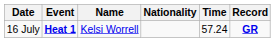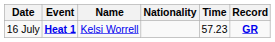(214, 29) 57.24 -> (214, 29) 57.23
